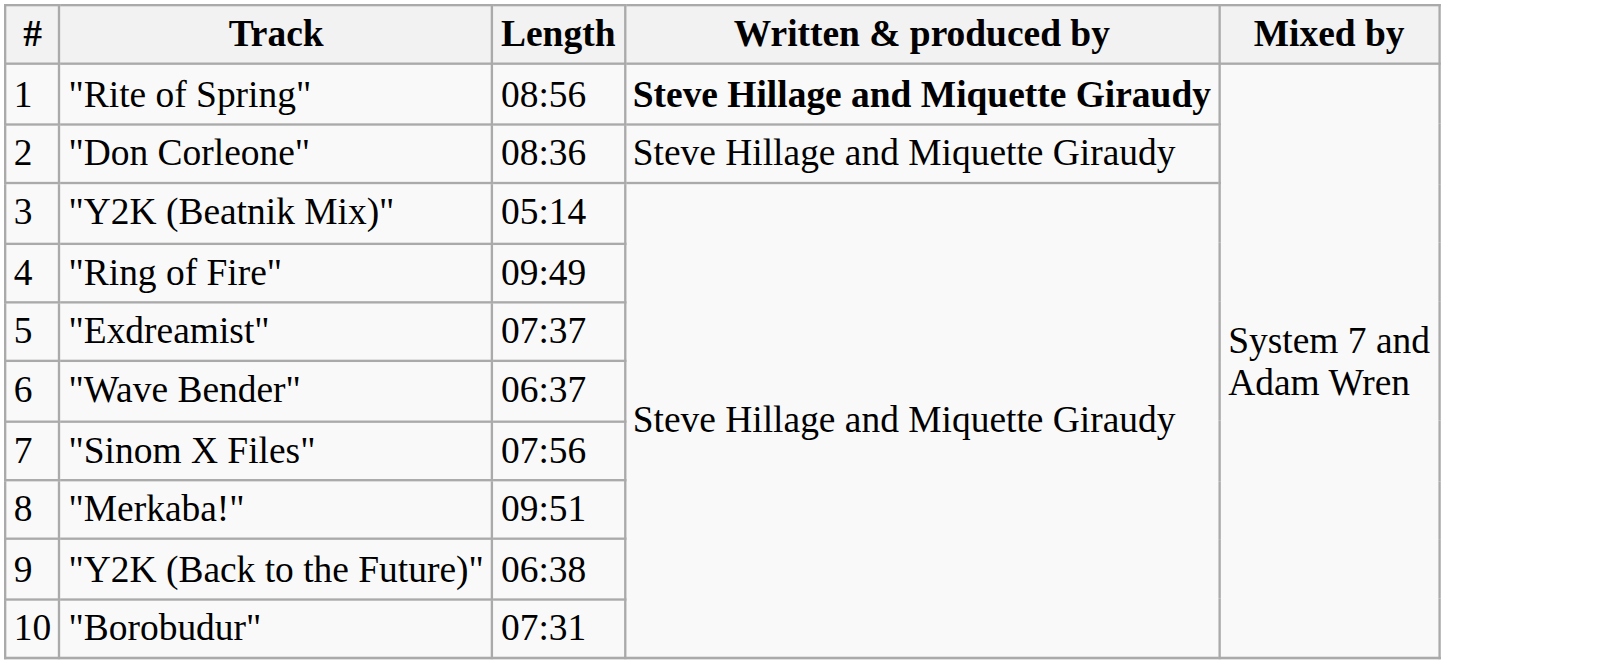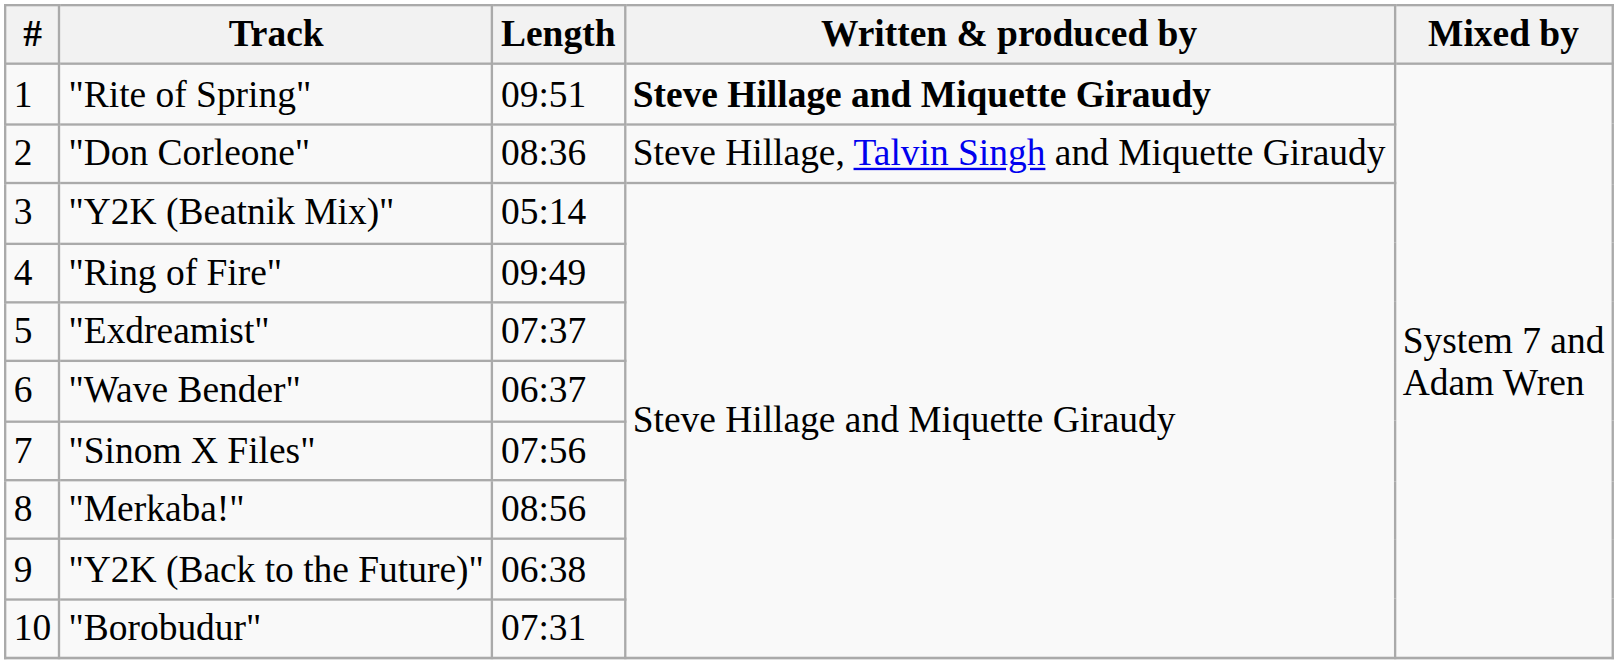(544, 93) 08:56 -> (544, 93) 09:51
(904, 152) Steve Hillage and Miquette Giraudy -> (1009, 152) Steve Hillage, Talvin Singh and Miquette Giraudy
(544, 509) 09:51 -> (544, 509) 08:56
